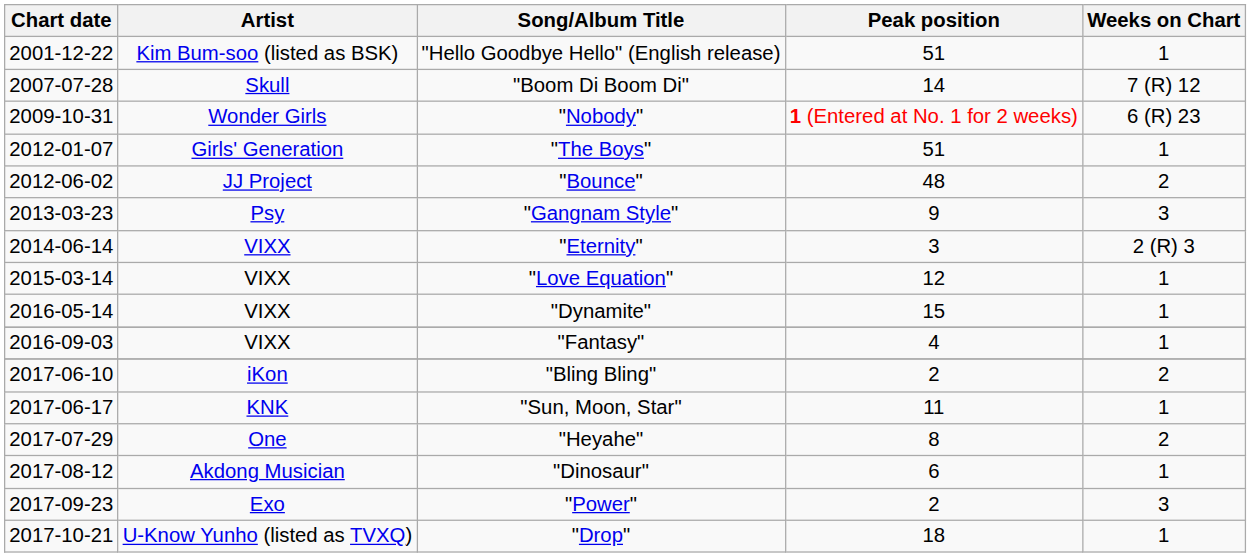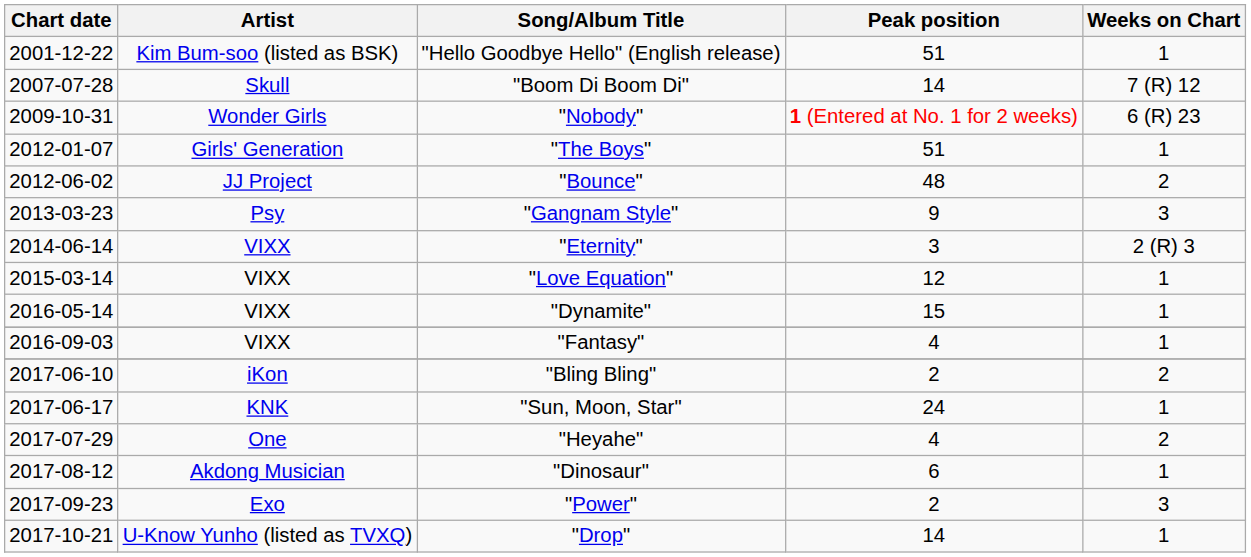(934, 407) 11 -> (934, 407) 24
(934, 439) 8 -> (934, 439) 4
(934, 536) 18 -> (934, 536) 14
